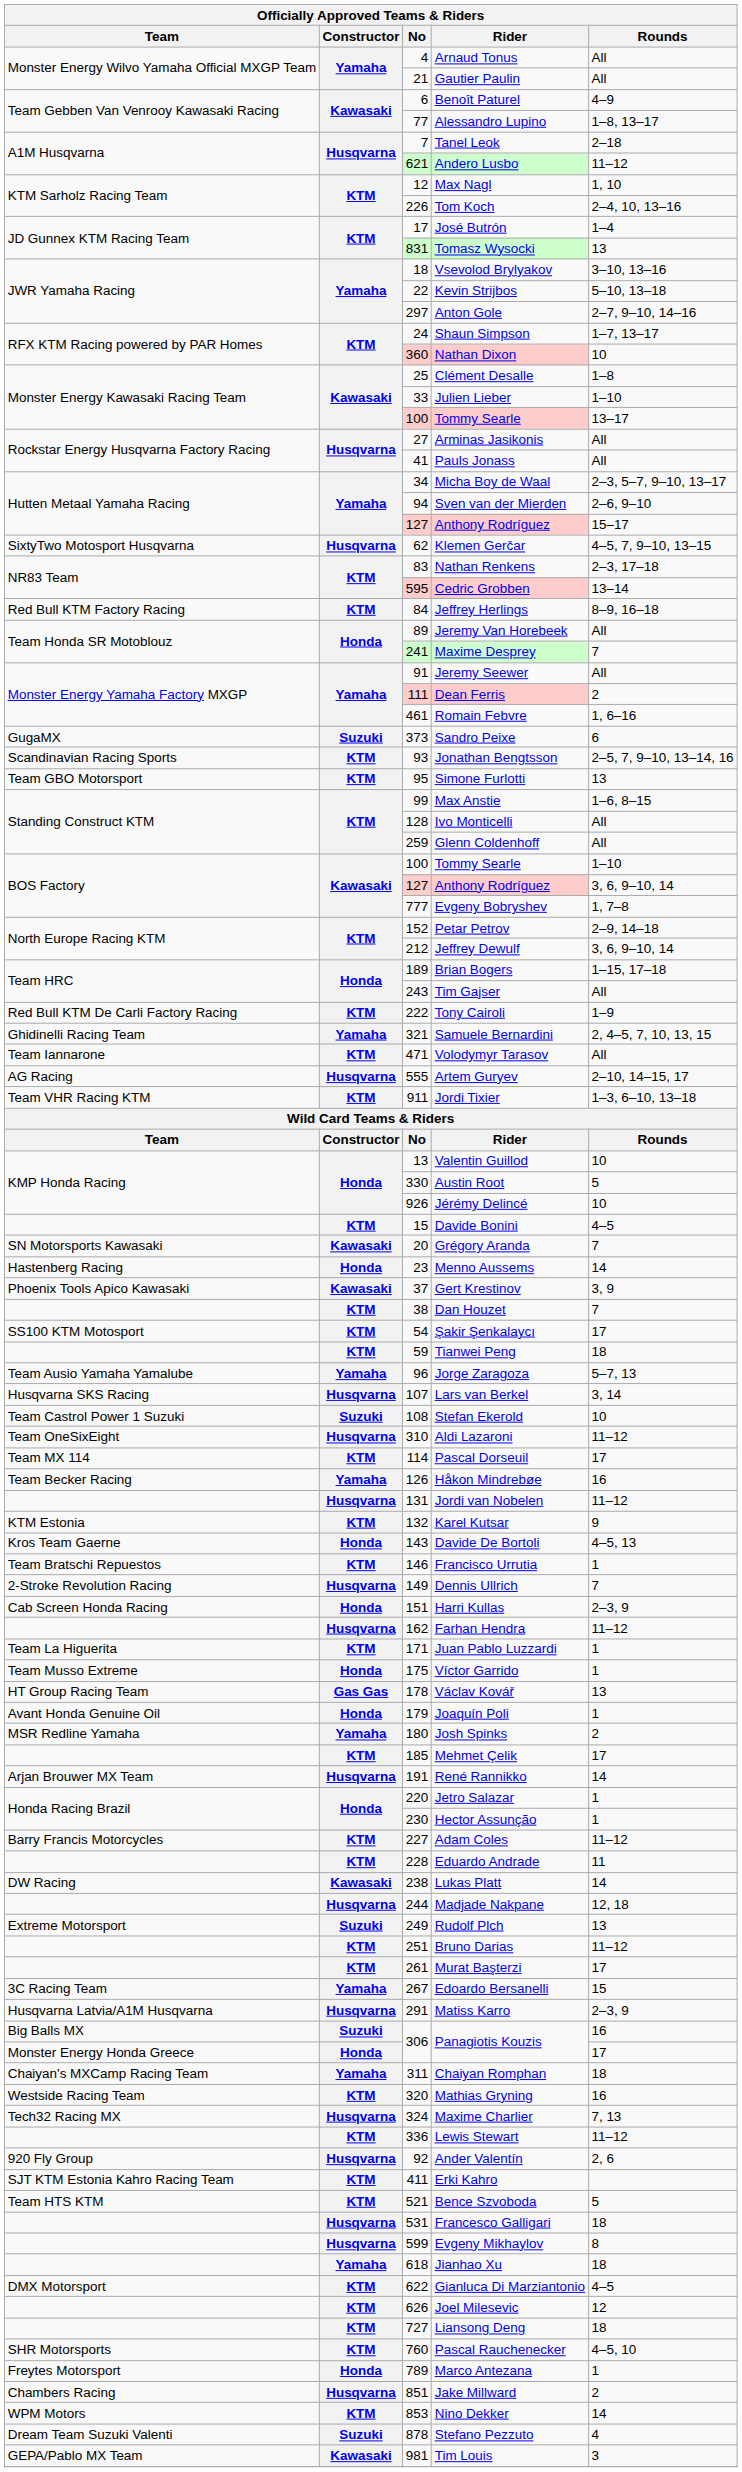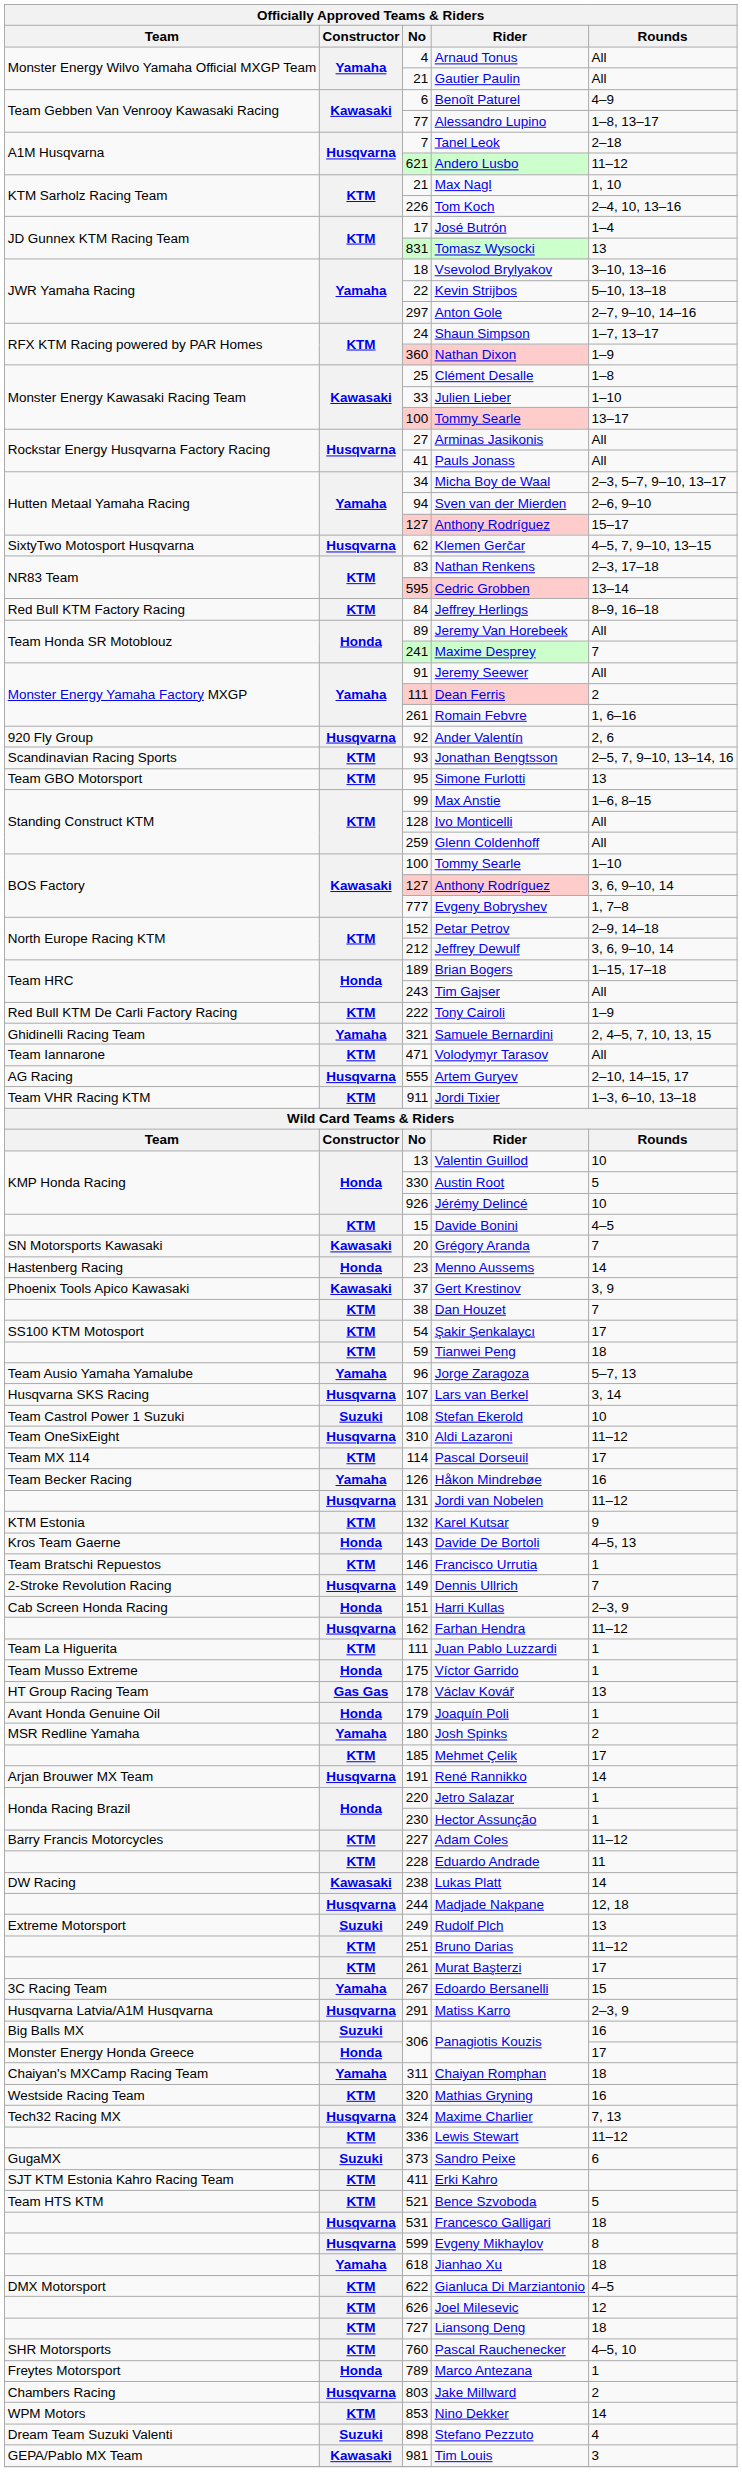(421, 184) 12 -> (421, 184) 21
(599, 354) 10 -> (603, 354) 1–9
(417, 715) 461 -> (417, 715) 261
rows swapped: (50, 2158) <-> (34, 736)
(417, 1649) 171 -> (418, 1649) 111
(417, 2392) 851 -> (417, 2392) 803
(417, 2434) 878 -> (417, 2434) 898
